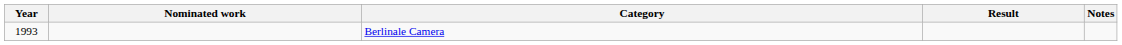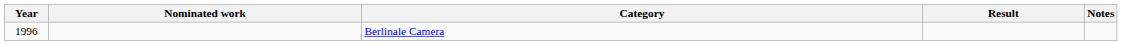(26, 31) 1993 -> (26, 31) 1996
